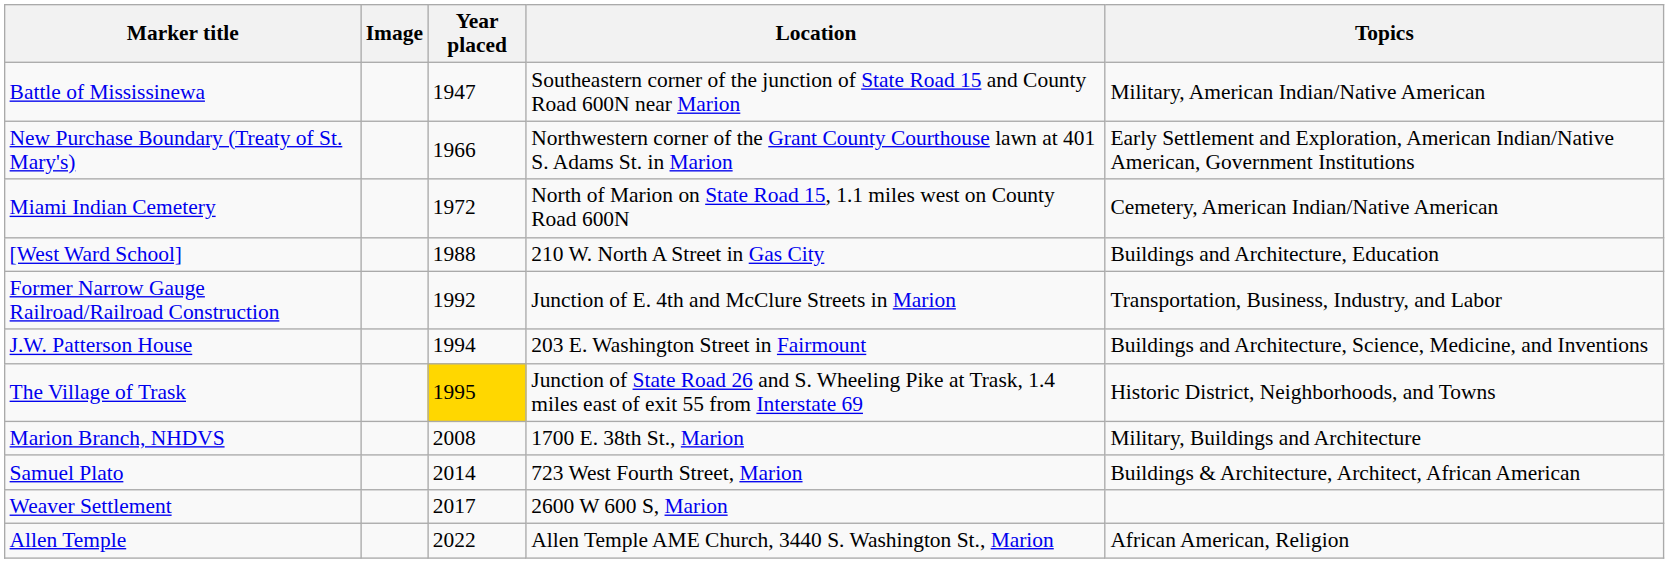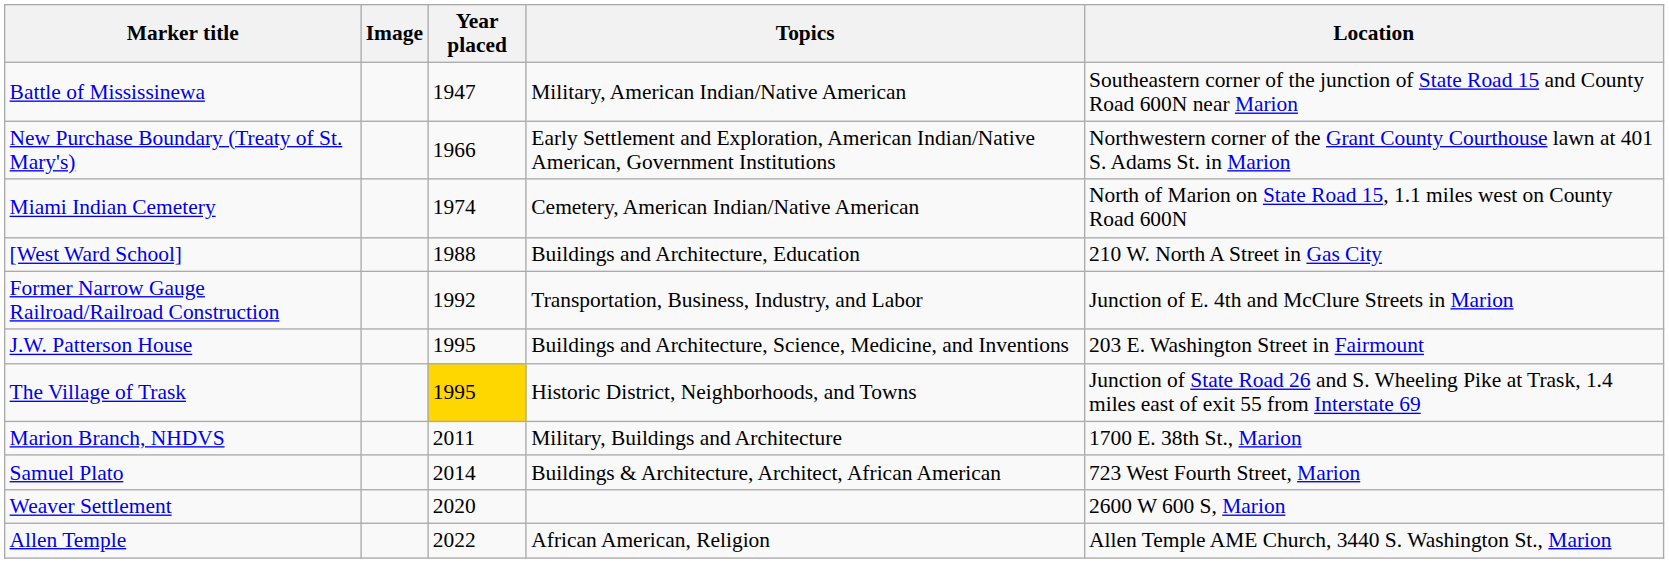columns swapped: (816, 33) <-> (1384, 33)
(454, 207) 1972 -> (454, 207) 1974
(454, 346) 1994 -> (454, 346) 1995
(454, 438) 2008 -> (454, 438) 2011
(454, 506) 2017 -> (454, 506) 2020
